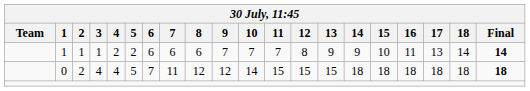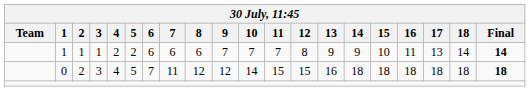(99, 71) 4 -> (99, 71) 3
(331, 71) 15 -> (331, 71) 16
